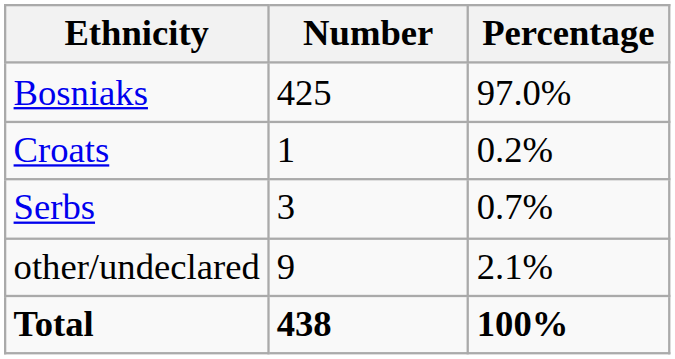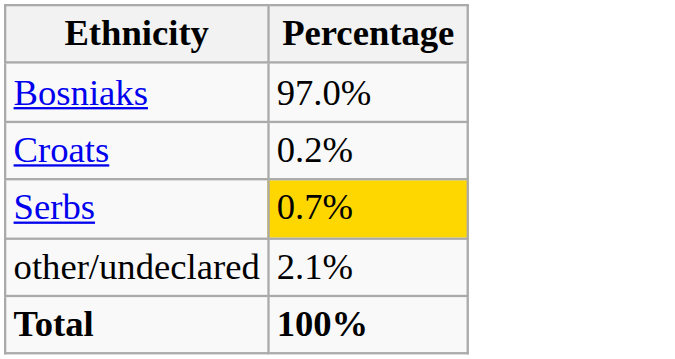- column: (368, 33)
(515, 207) no background -> (315, 207) gold background
